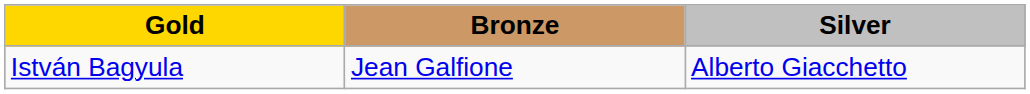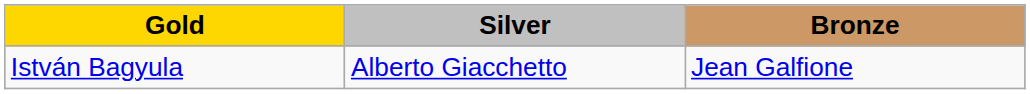columns swapped: (855, 25) <-> (515, 25)
